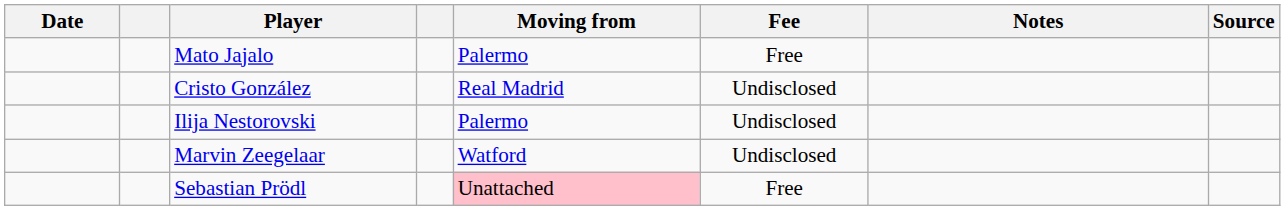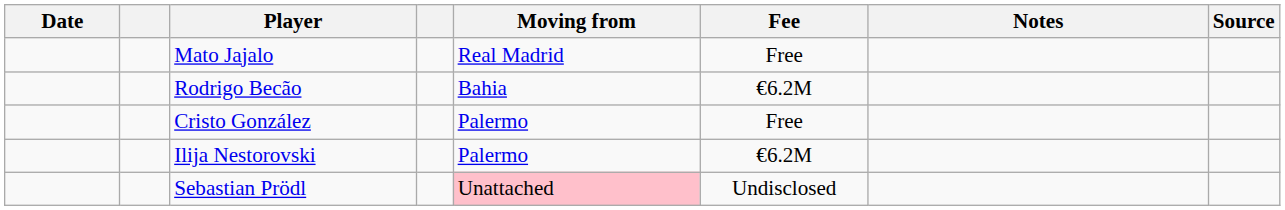(493, 54) Palermo -> (511, 54) Real Madrid
+ row: (238, 88)
(511, 88) Real Madrid -> (493, 121) Palermo
(784, 88) Undisclosed -> (784, 121) Free
(784, 121) Undisclosed -> (784, 155) €6.2M
- row: (250, 155)
(784, 188) Free -> (784, 188) Undisclosed
